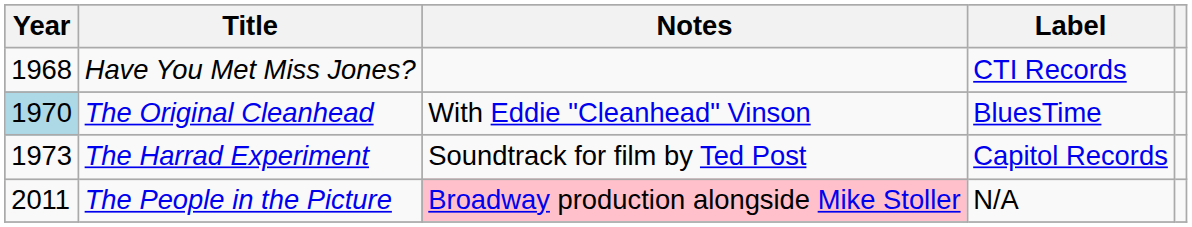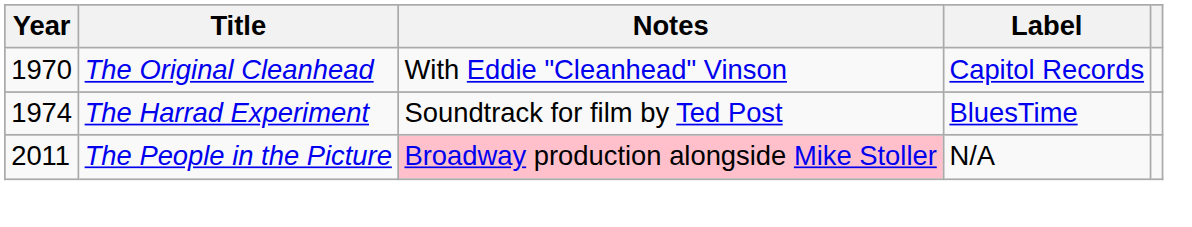- row: (250, 69)
(42, 112) lightblue background -> (42, 69) no background
(1037, 112) BluesTime -> (1047, 69) Capitol Records
(42, 156) 1973 -> (42, 112) 1974
(1071, 156) Capitol Records -> (1014, 112) BluesTime
